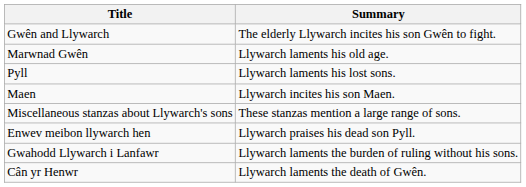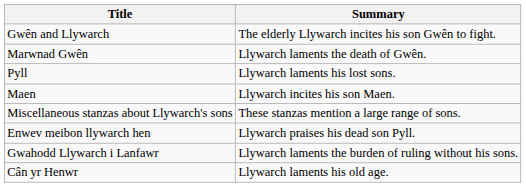(314, 53) Llywarch laments his old age. -> (332, 53) Llywarch laments the death of Gwên.
(332, 172) Llywarch laments the death of Gwên. -> (314, 172) Llywarch laments his old age.
